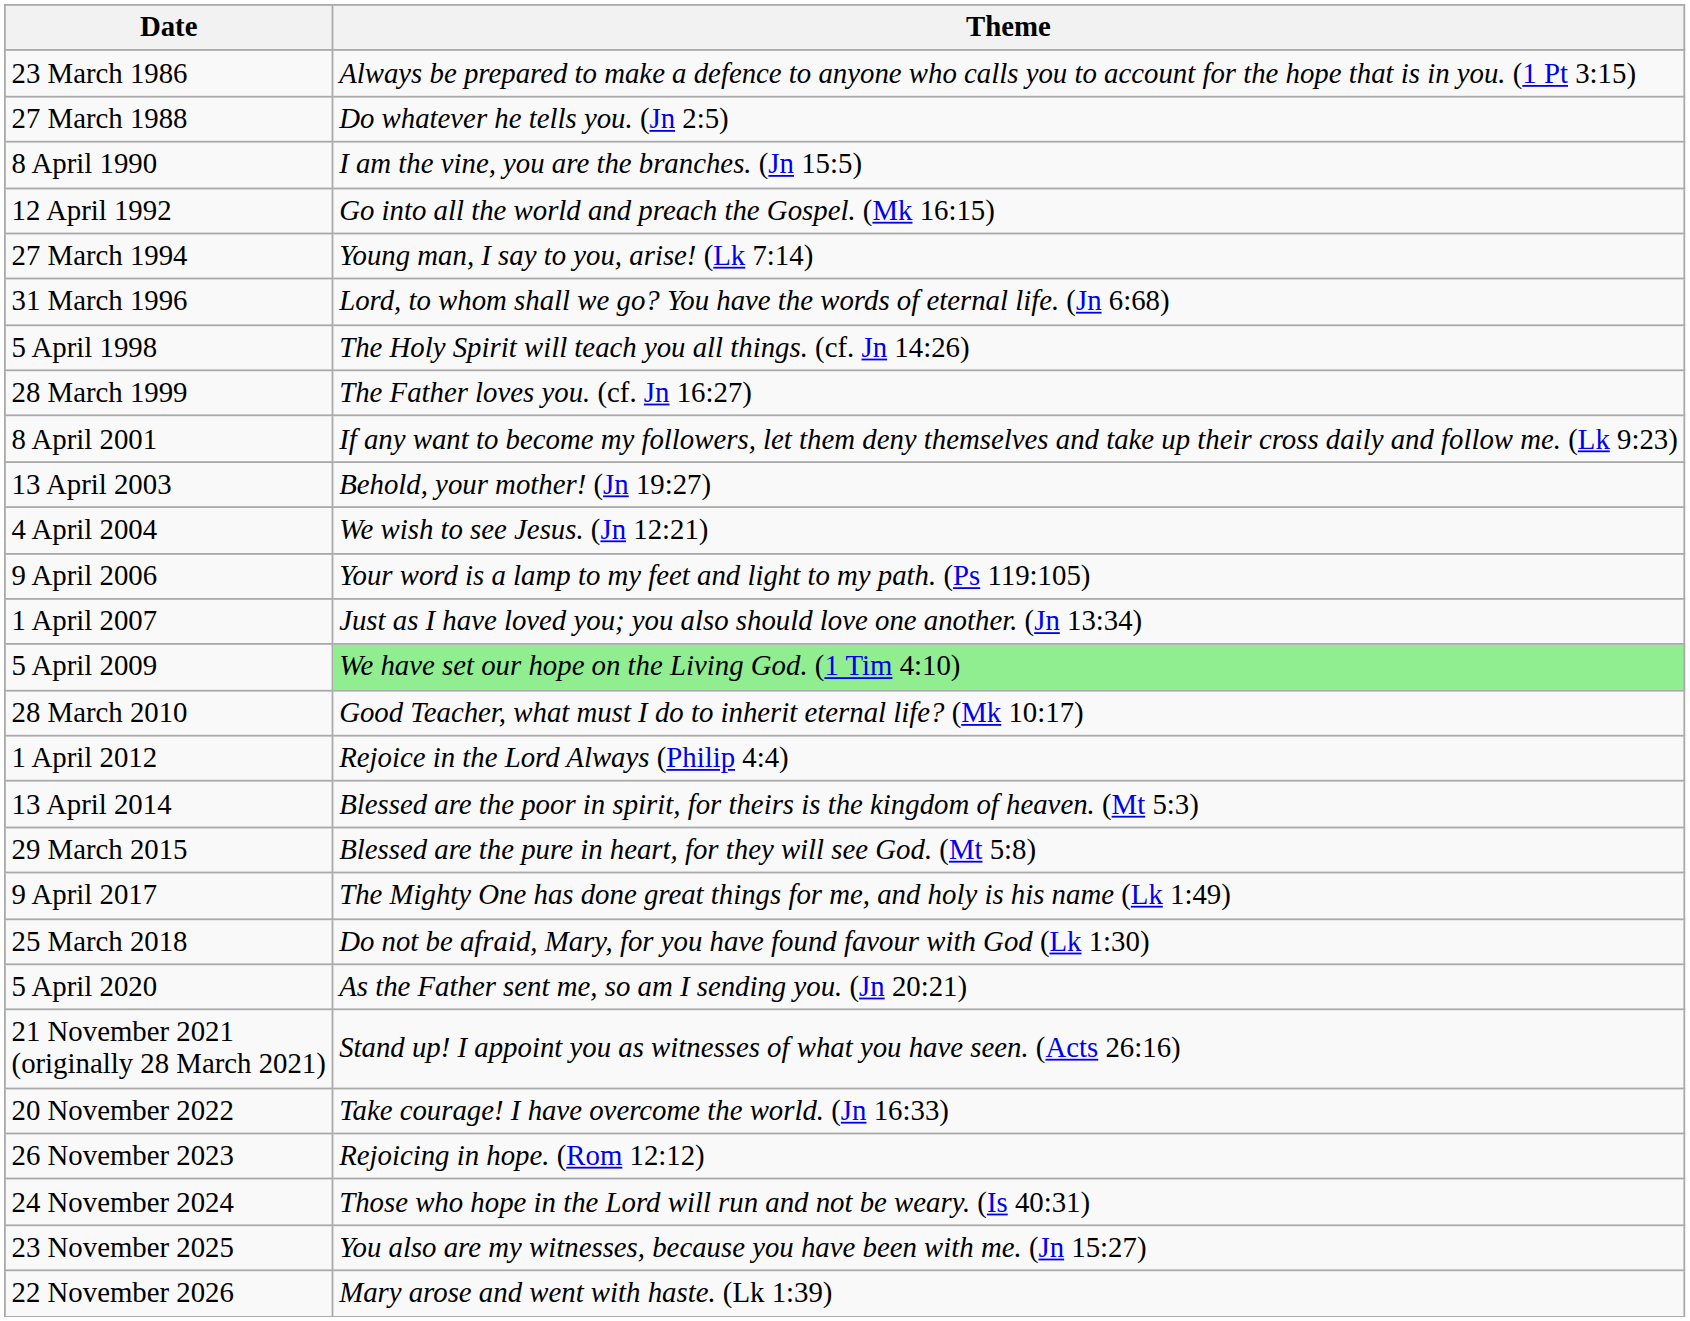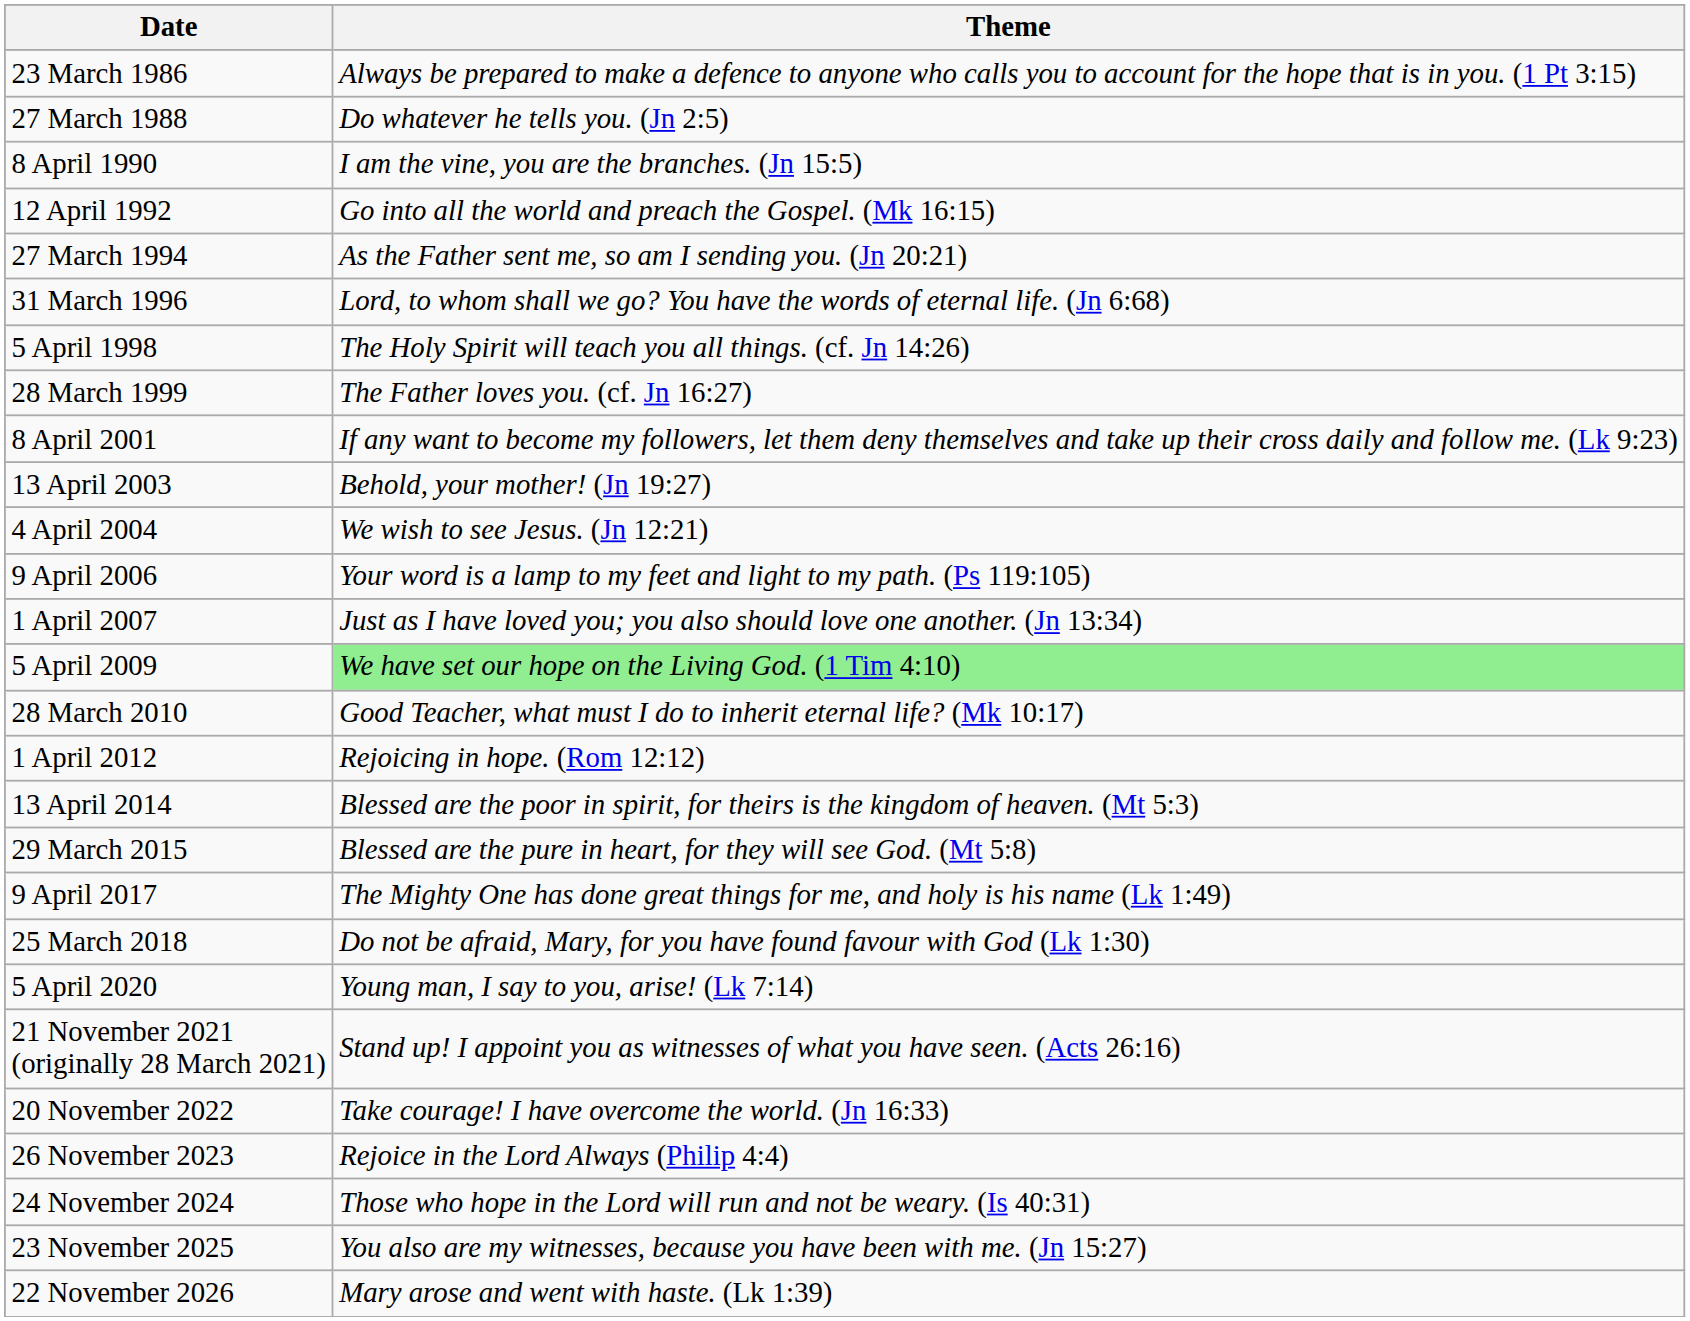(576, 255) Young man, I say to you, arise! (Lk 7:14) -> (653, 255) As the Father sent me, so am I sending you. (Jn 20:21)
(564, 758) Rejoice in the Lord Always (Philip 4:4) -> (522, 758) Rejoicing in hope. (Rom 12:12)
(653, 986) As the Father sent me, so am I sending you. (Jn 20:21) -> (576, 986) Young man, I say to you, arise! (Lk 7:14)
(522, 1155) Rejoicing in hope. (Rom 12:12) -> (564, 1155) Rejoice in the Lord Always (Philip 4:4)
